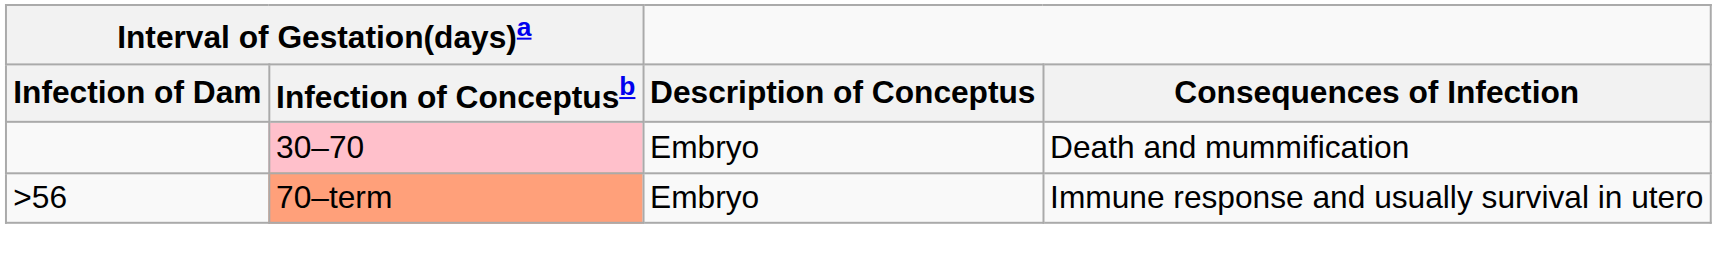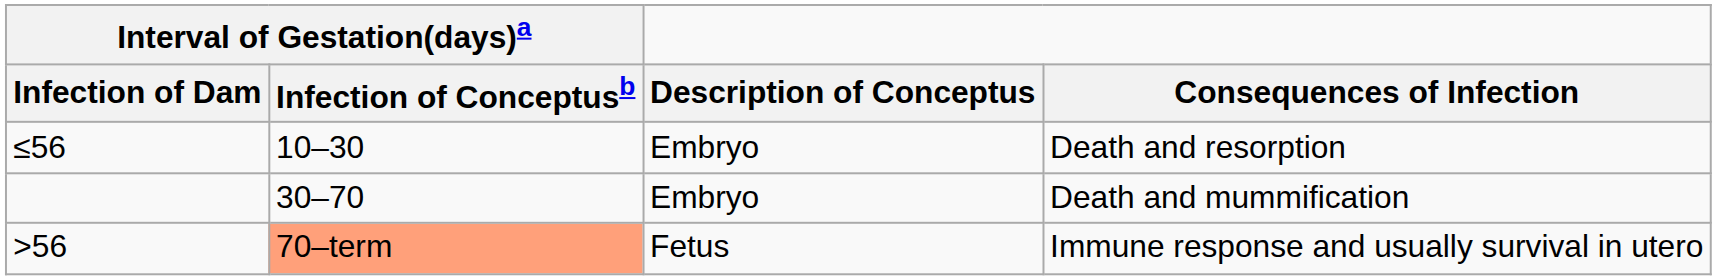+ row: (1198, 147)
(320, 147) pink background -> (320, 197) no background
(705, 197) Embryo -> (690, 247) Fetus
